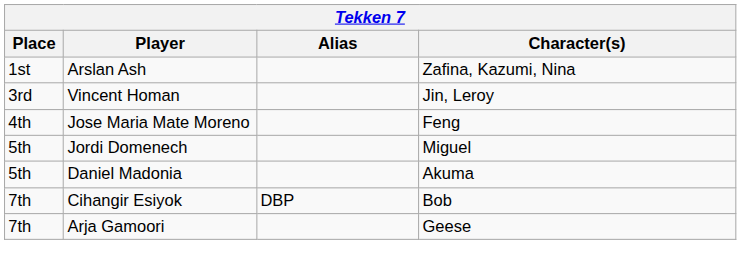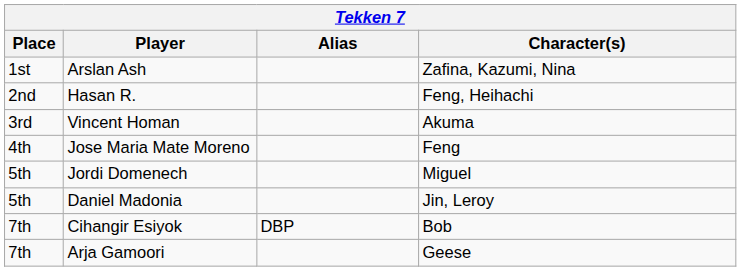+ row: (102, 95)
(458, 95) Jin, Leroy -> (448, 122) Akuma
(448, 174) Akuma -> (458, 200) Jin, Leroy
